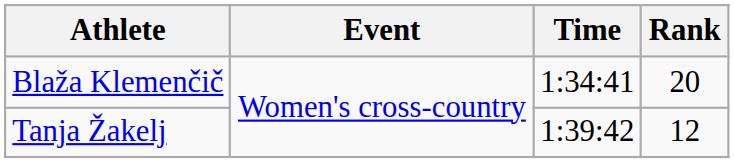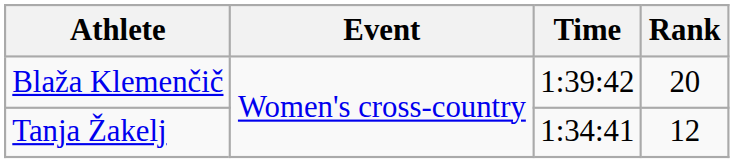(587, 81) 1:34:41 -> (587, 81) 1:39:42
(587, 131) 1:39:42 -> (587, 131) 1:34:41
